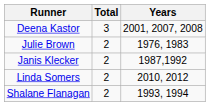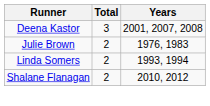- row: (48, 61)
(163, 77) 2010, 2012 -> (163, 61) 1993, 1994
(163, 93) 1993, 1994 -> (163, 77) 2010, 2012
